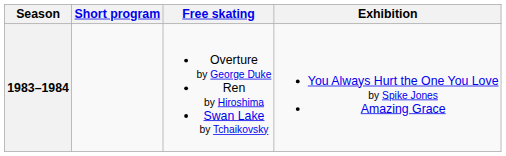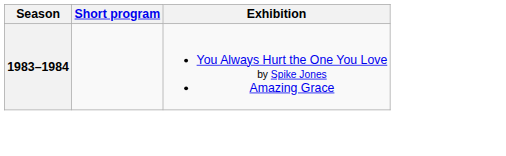- column: (219, 14)
